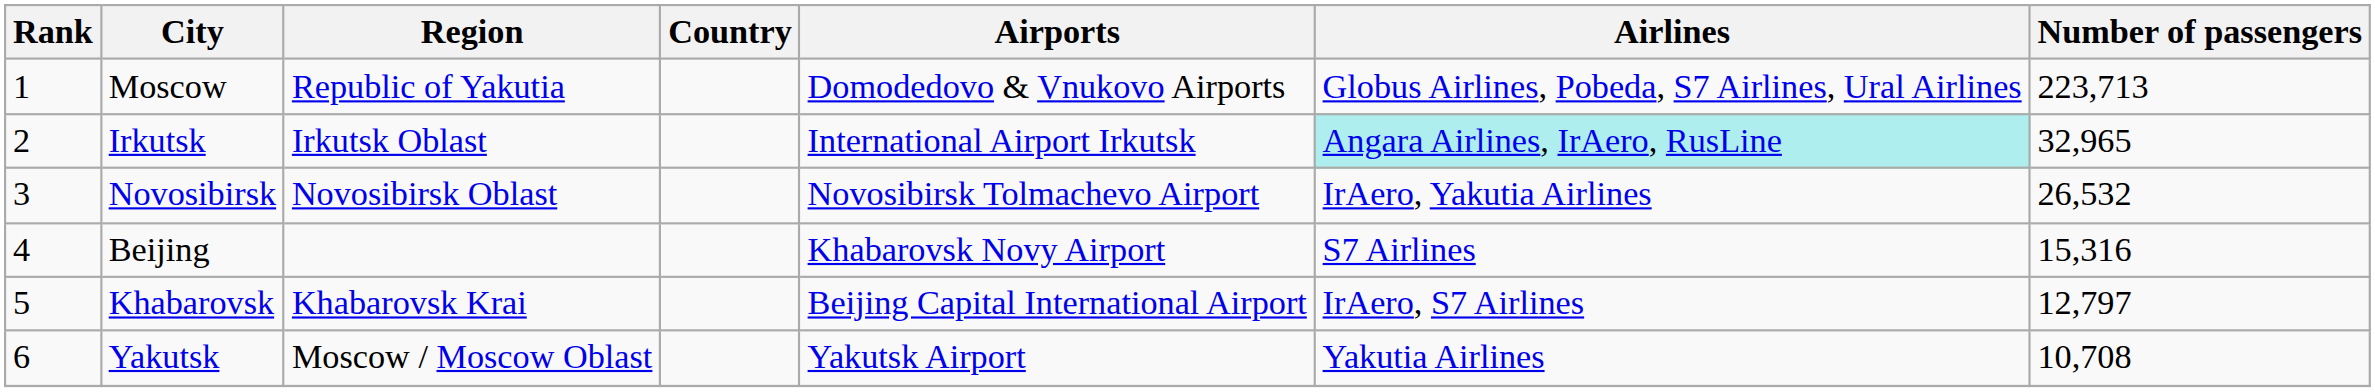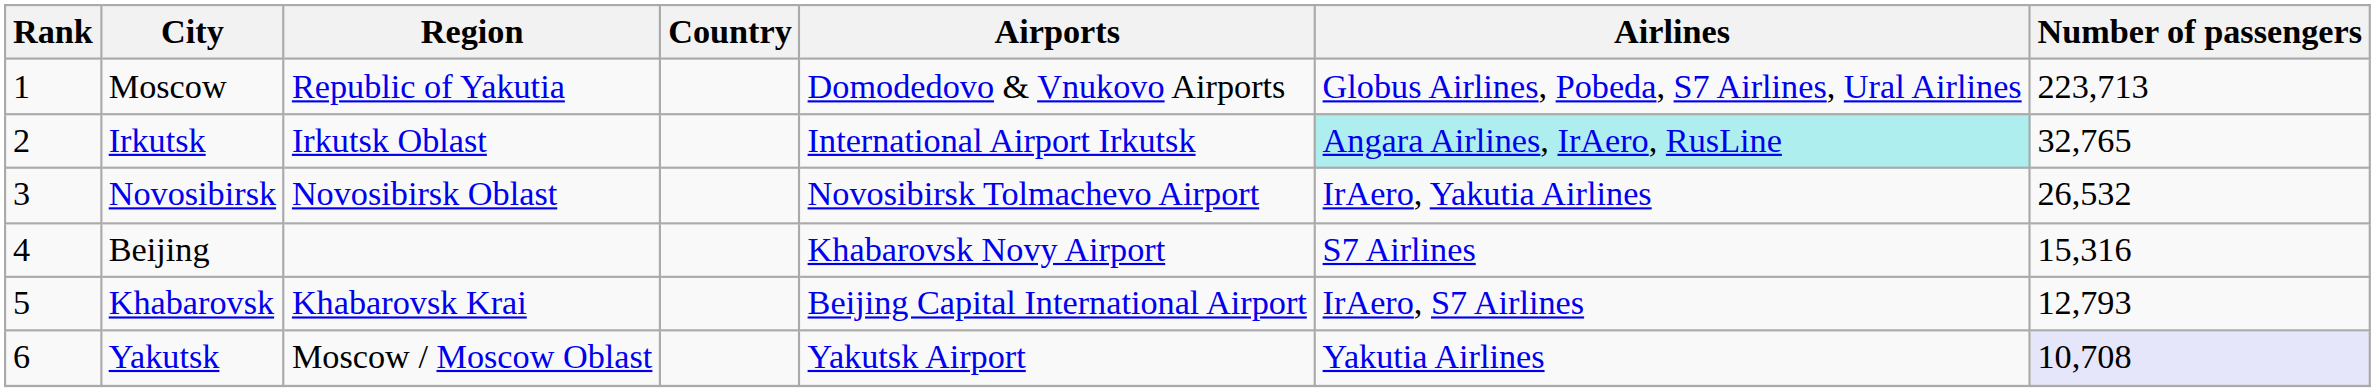(2085, 140) 32,965 -> (2085, 140) 32,765
(2085, 303) 12,797 -> (2085, 303) 12,793
(2085, 357) no background -> (2085, 357) lavender background
